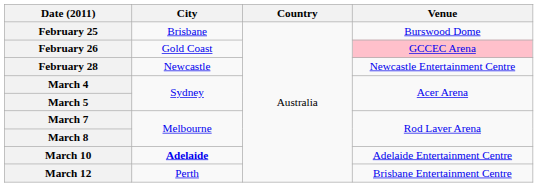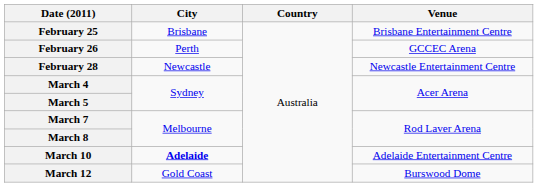(442, 31) Burswood Dome -> (442, 31) Brisbane Entertainment Centre
(187, 48) Gold Coast -> (187, 48) Perth
(442, 48) pink background -> (442, 48) no background
(187, 173) Perth -> (187, 173) Gold Coast
(442, 173) Brisbane Entertainment Centre -> (442, 173) Burswood Dome
